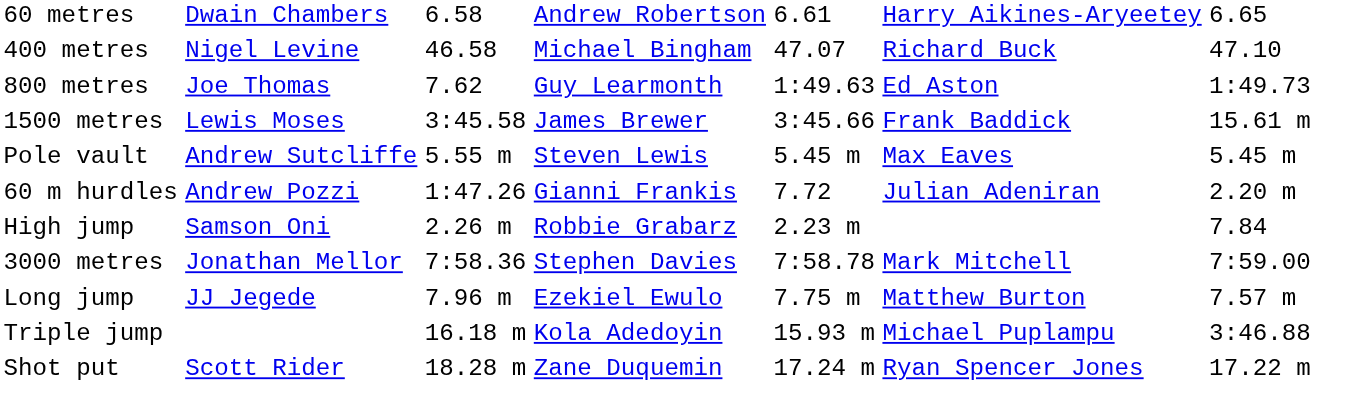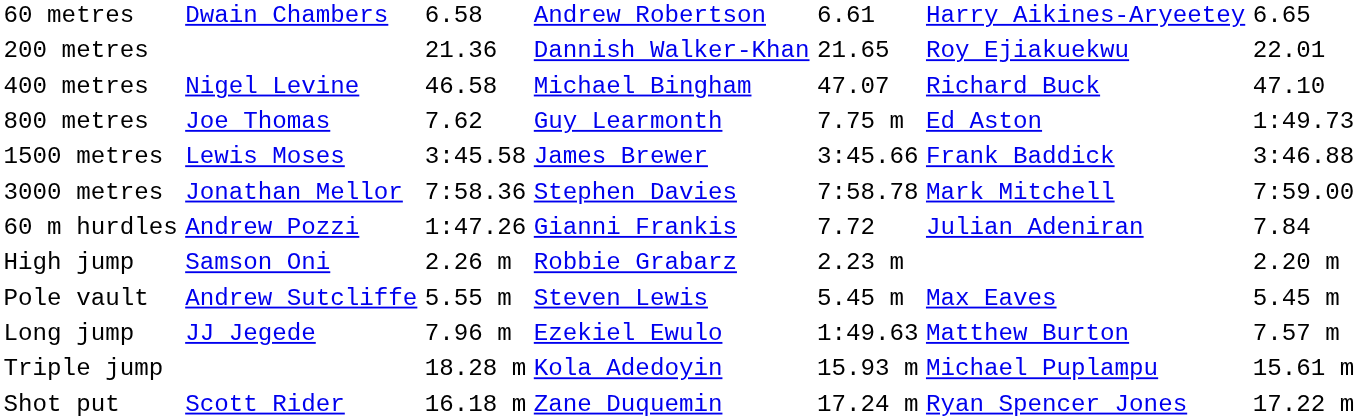+ row: (76, 51)
(824, 86) 1:49.63 -> (860, 122) 7.75 m
(1260, 122) 15.61 m -> (1303, 157) 3:46.88
rows swapped: (83, 263) <-> (76, 157)
(1253, 192) 2.20 m -> (1282, 228) 7.84
(1238, 228) 7.84 -> (1296, 263) 2.20 m
(817, 298) 7.75 m -> (868, 334) 1:49.63
(476, 334) 16.18 m -> (476, 369) 18.28 m
(1260, 334) 3:46.88 -> (1303, 369) 15.61 m
(476, 369) 18.28 m -> (476, 404) 16.18 m
